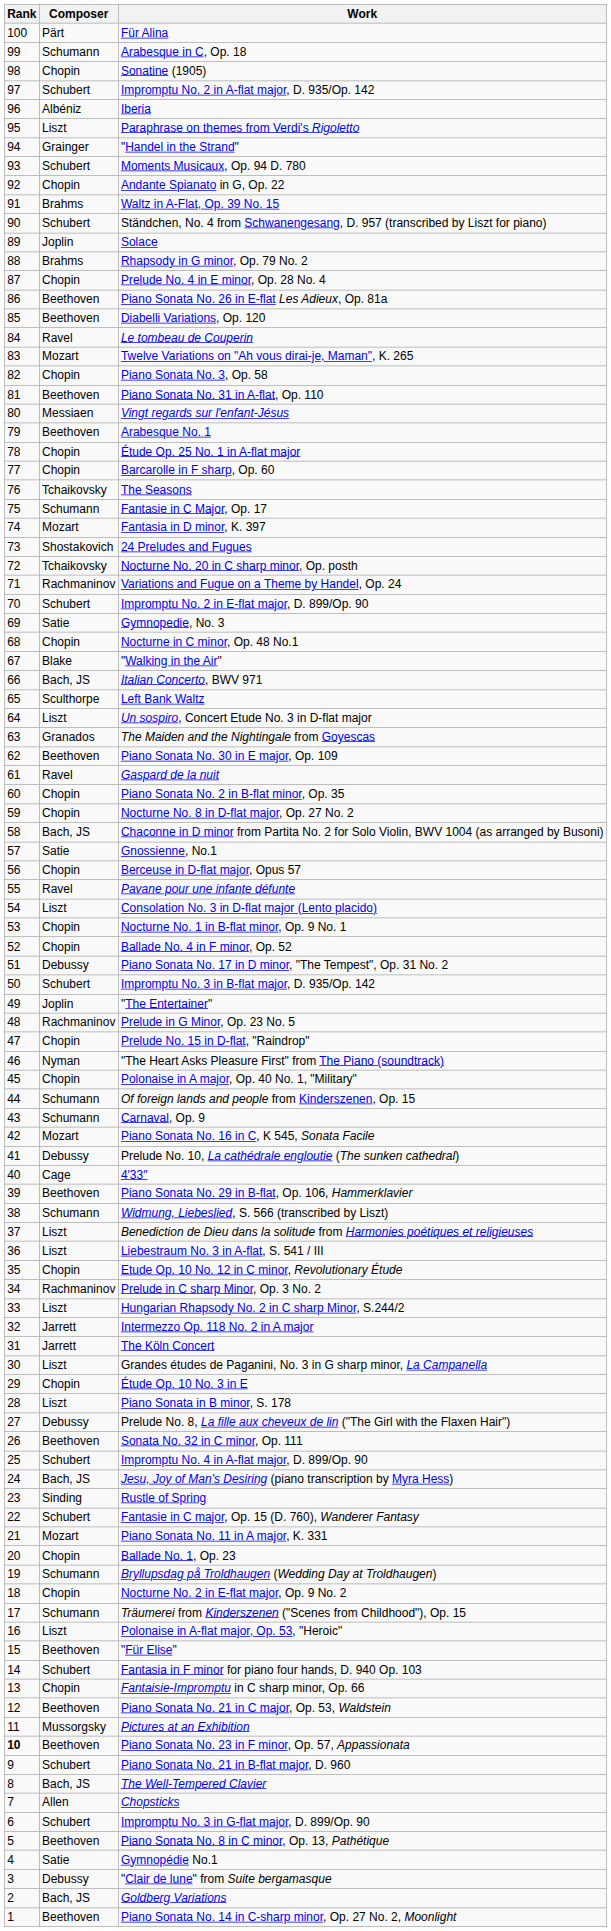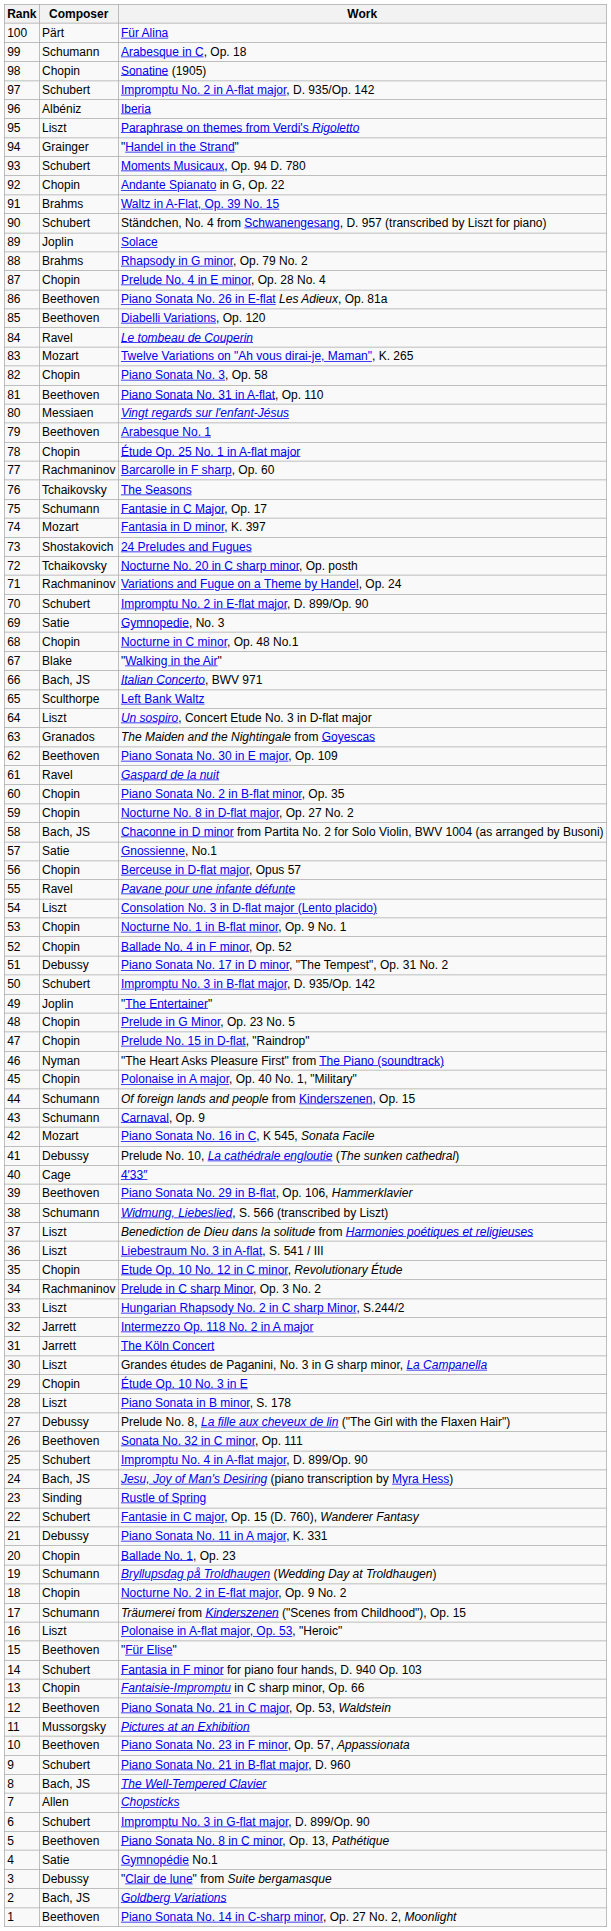(61, 470) Chopin -> (79, 470) Rachmaninov
(79, 1022) Rachmaninov -> (61, 1022) Chopin
(60, 1536) Mozart -> (65, 1536) Debussy
(14, 1745) bold -> (14, 1745) normal
